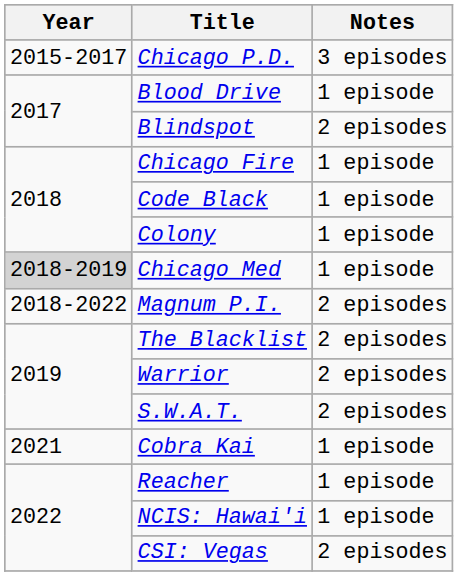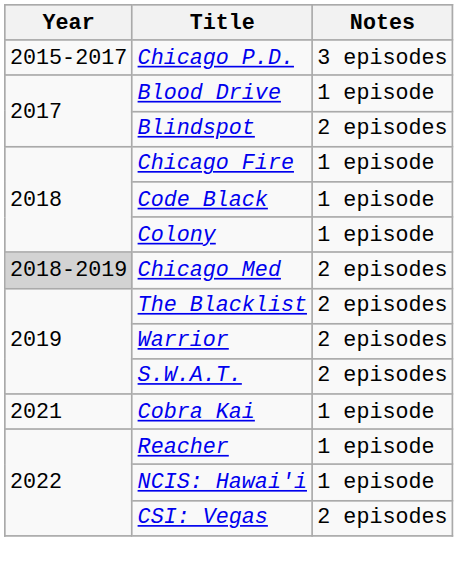(376, 270) 1 episode -> (382, 270) 2 episodes
- row: (209, 306)
